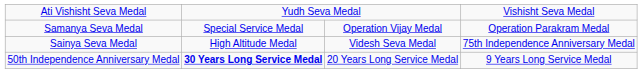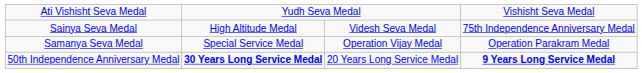rows swapped: (93, 28) <-> (93, 44)
(549, 60) normal -> (549, 60) bold
